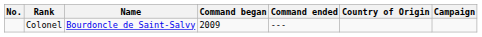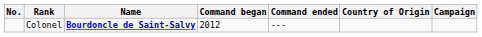(131, 25) normal -> (131, 25) bold
(210, 25) 2009 -> (210, 25) 2012
